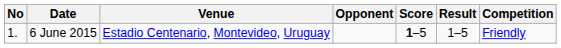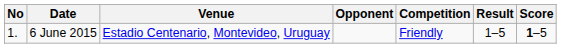columns swapped: (416, 14) <-> (518, 14)
